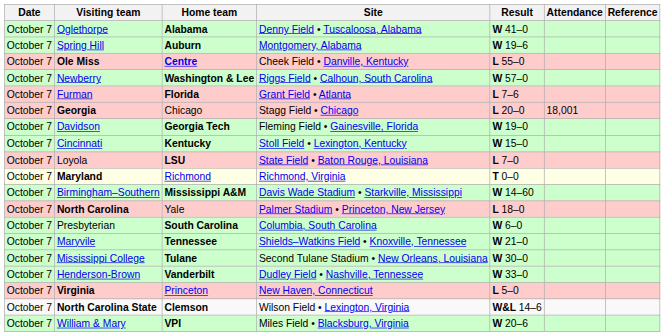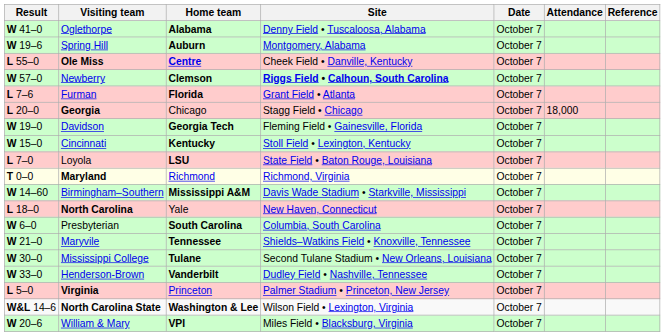columns swapped: (29, 13) <-> (517, 13)
(209, 78) Washington & Lee -> (190, 78) Clemson
(346, 78) normal -> (356, 78) bold
(562, 111) 18,001 -> (562, 111) 18,000
(352, 209) Palmer Stadium • Princeton, New Jersey -> (320, 209) New Haven, Connecticut
(316, 291) New Haven, Connecticut -> (356, 291) Palmer Stadium • Princeton, New Jersey
(186, 307) Clemson -> (213, 307) Washington & Lee
